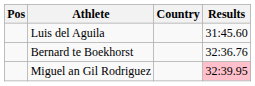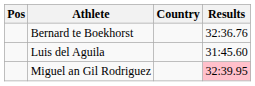rows swapped: (68, 33) <-> (82, 52)
